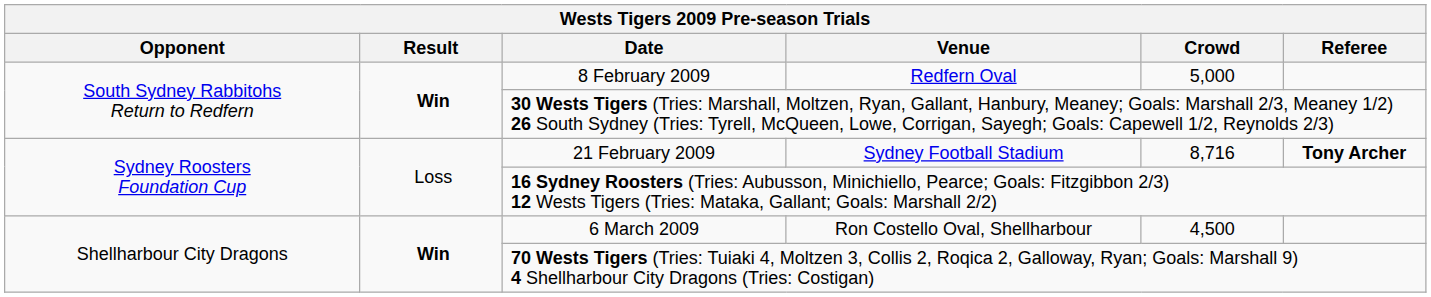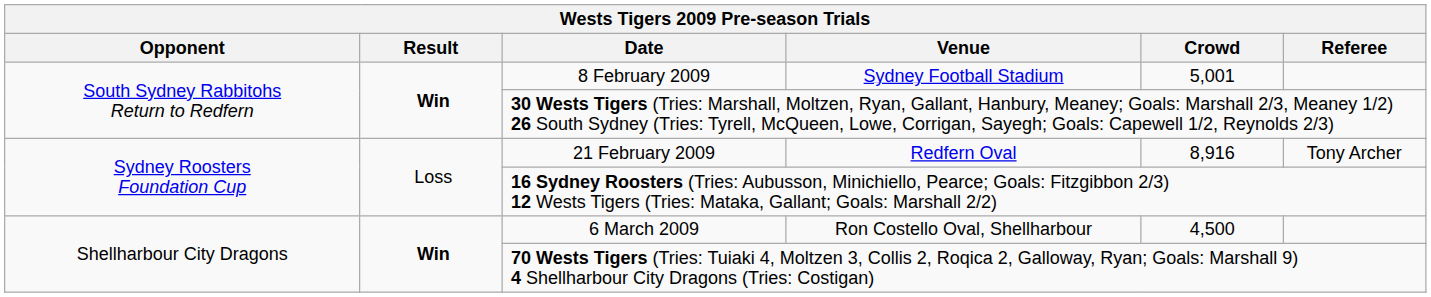(964, 76) Redfern Oval -> (964, 76) Sydney Football Stadium
(1212, 76) 5,000 -> (1212, 76) 5,001
(964, 153) Sydney Football Stadium -> (964, 153) Redfern Oval
(1212, 153) 8,716 -> (1212, 153) 8,916
(1354, 153) bold -> (1354, 153) normal
